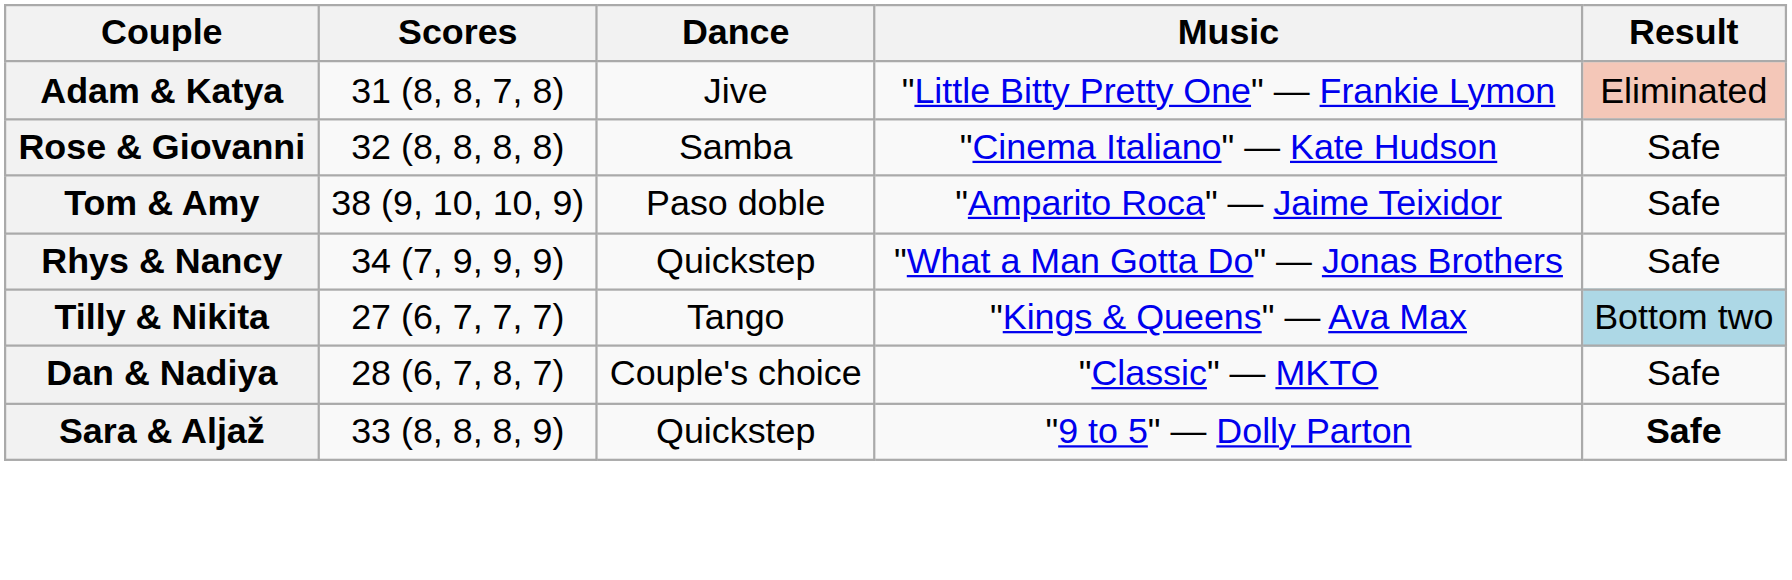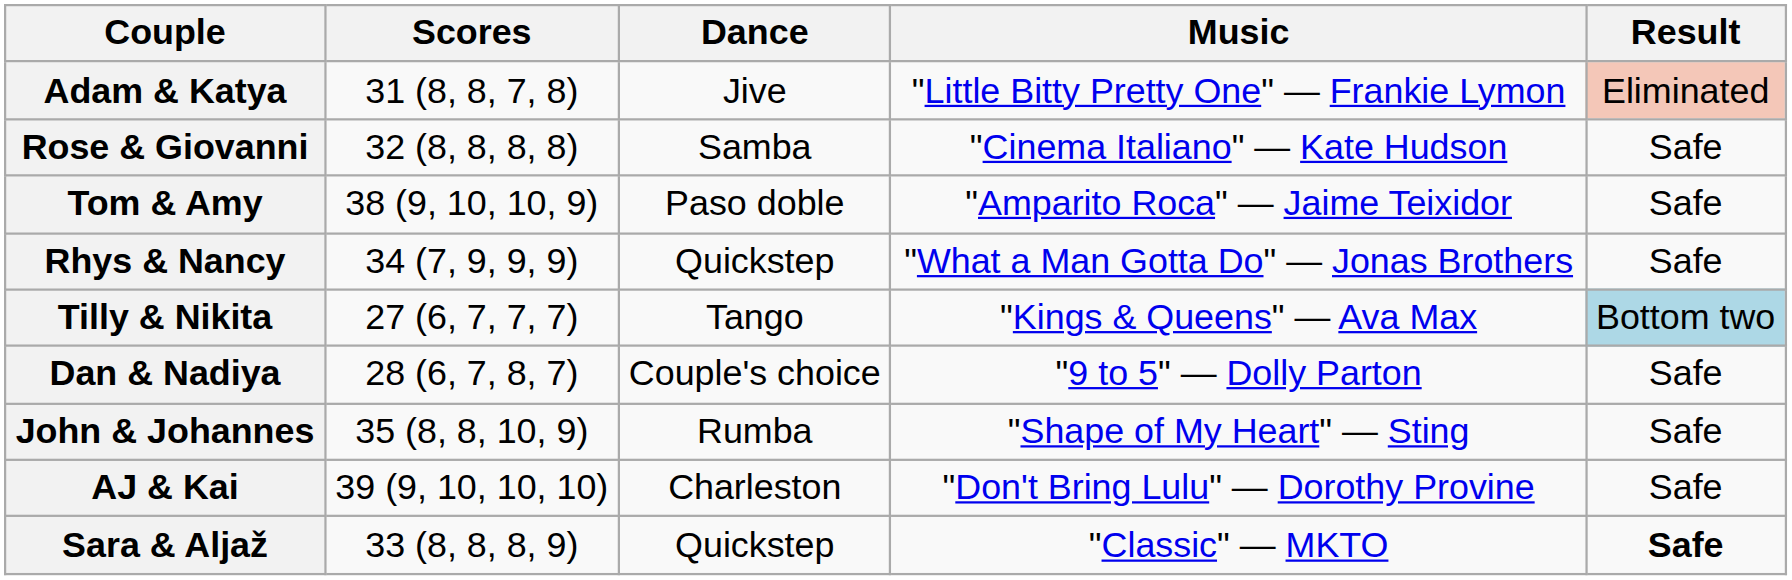(1228, 373) "Classic" — MKTO -> (1239, 373) "9 to 5" — Dolly Parton
+ row: (165, 430)
+ row: (165, 487)
(1228, 430) "9 to 5" — Dolly Parton -> (1239, 544) "Classic" — MKTO
